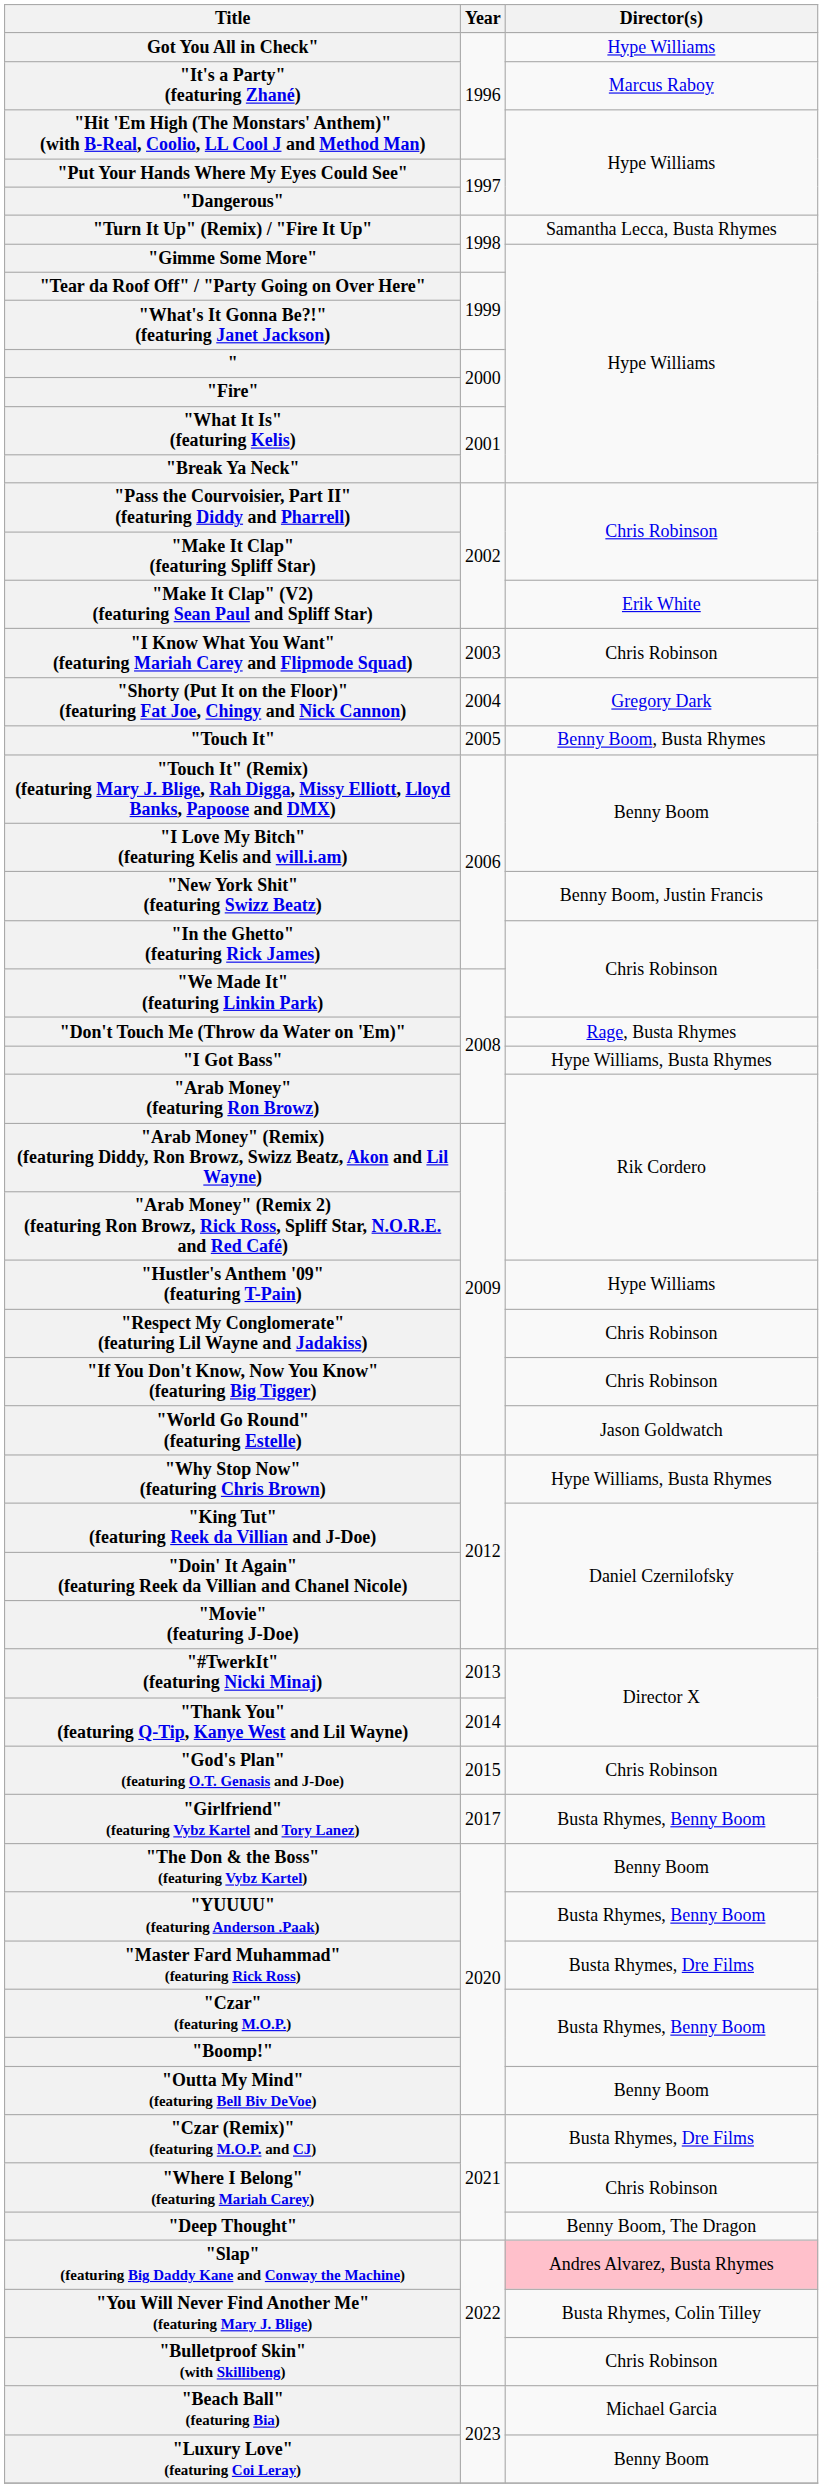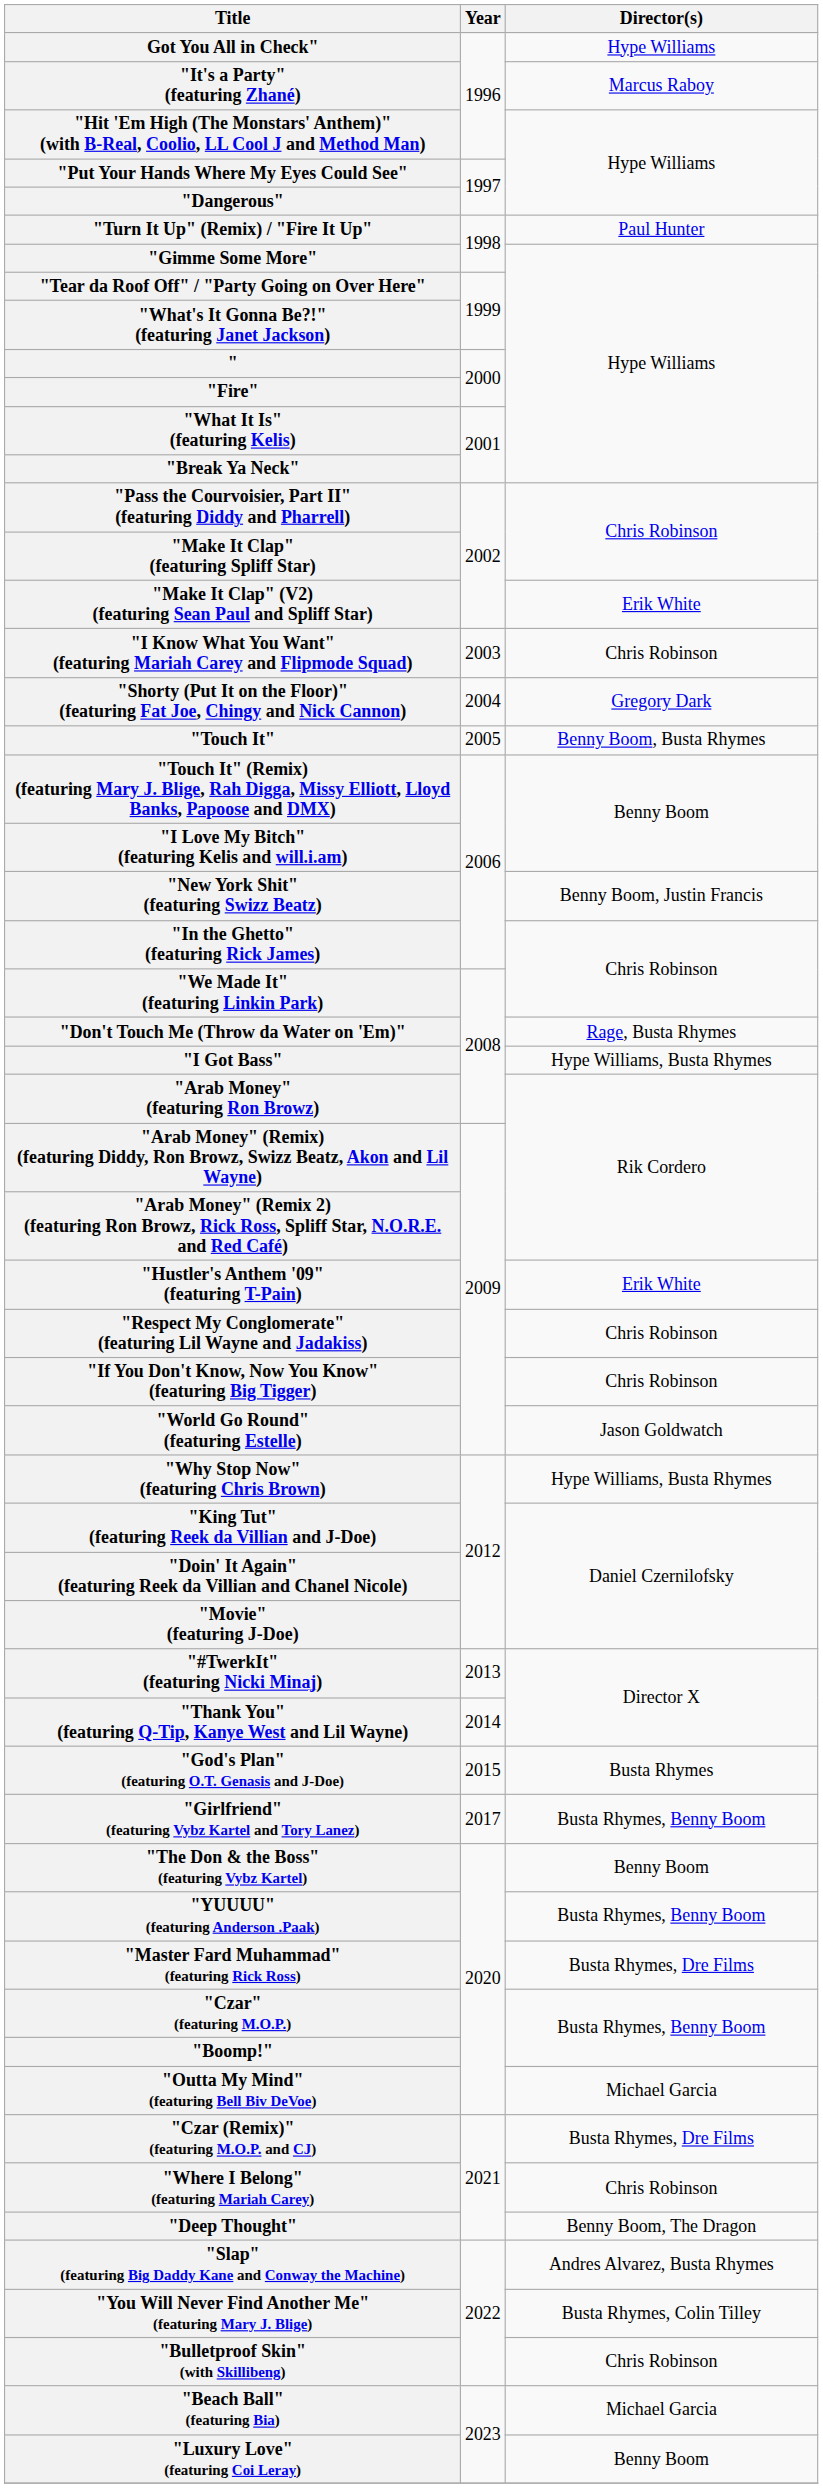(661, 229) Samantha Lecca, Busta Rhymes -> (661, 229) Paul Hunter
(661, 1284) Hype Williams -> (661, 1284) Erik White
(661, 1770) Chris Robinson -> (661, 1770) Busta Rhymes
(661, 2090) Benny Boom -> (661, 2090) Michael Garcia
(661, 2264) pink background -> (661, 2264) no background
